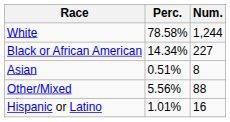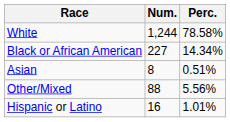columns swapped: (208, 13) <-> (168, 13)
